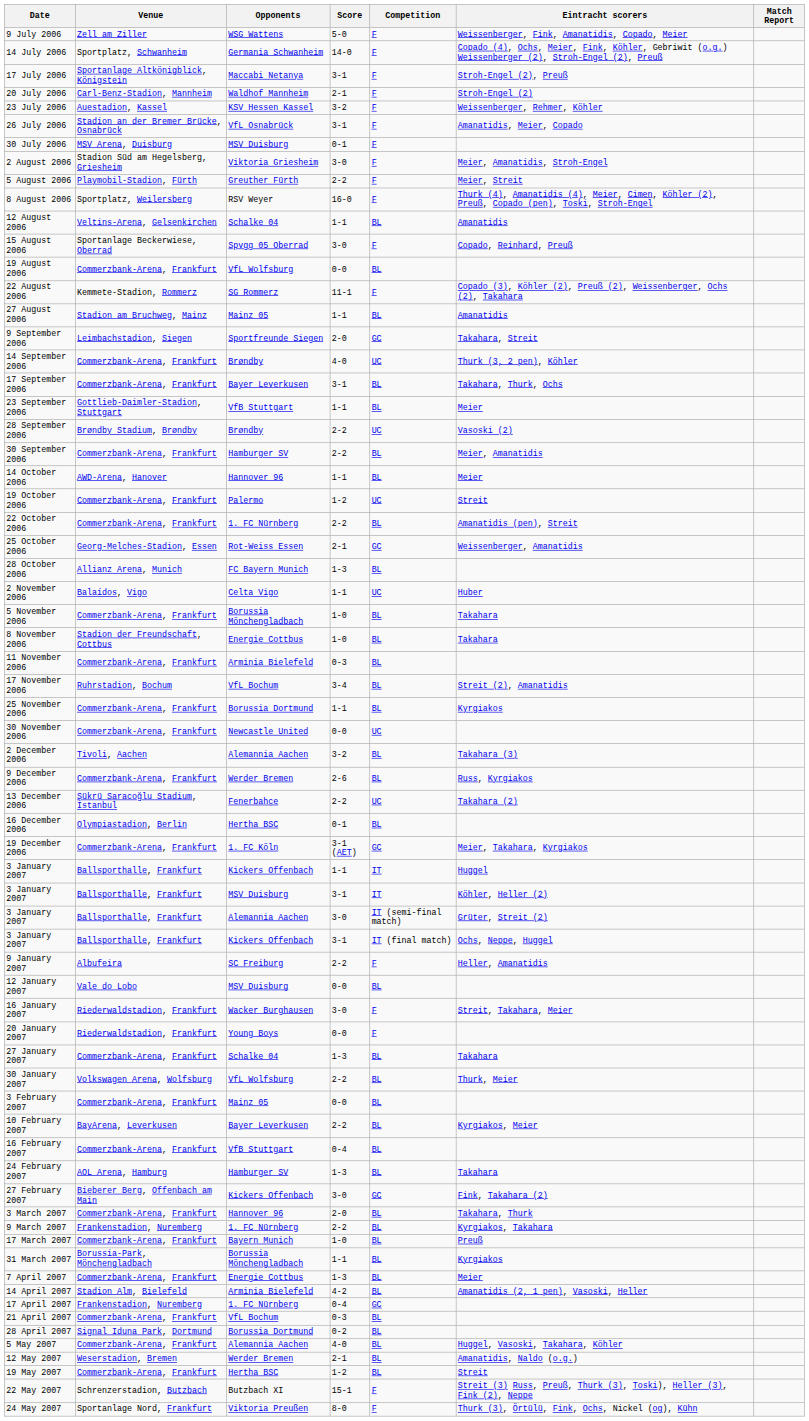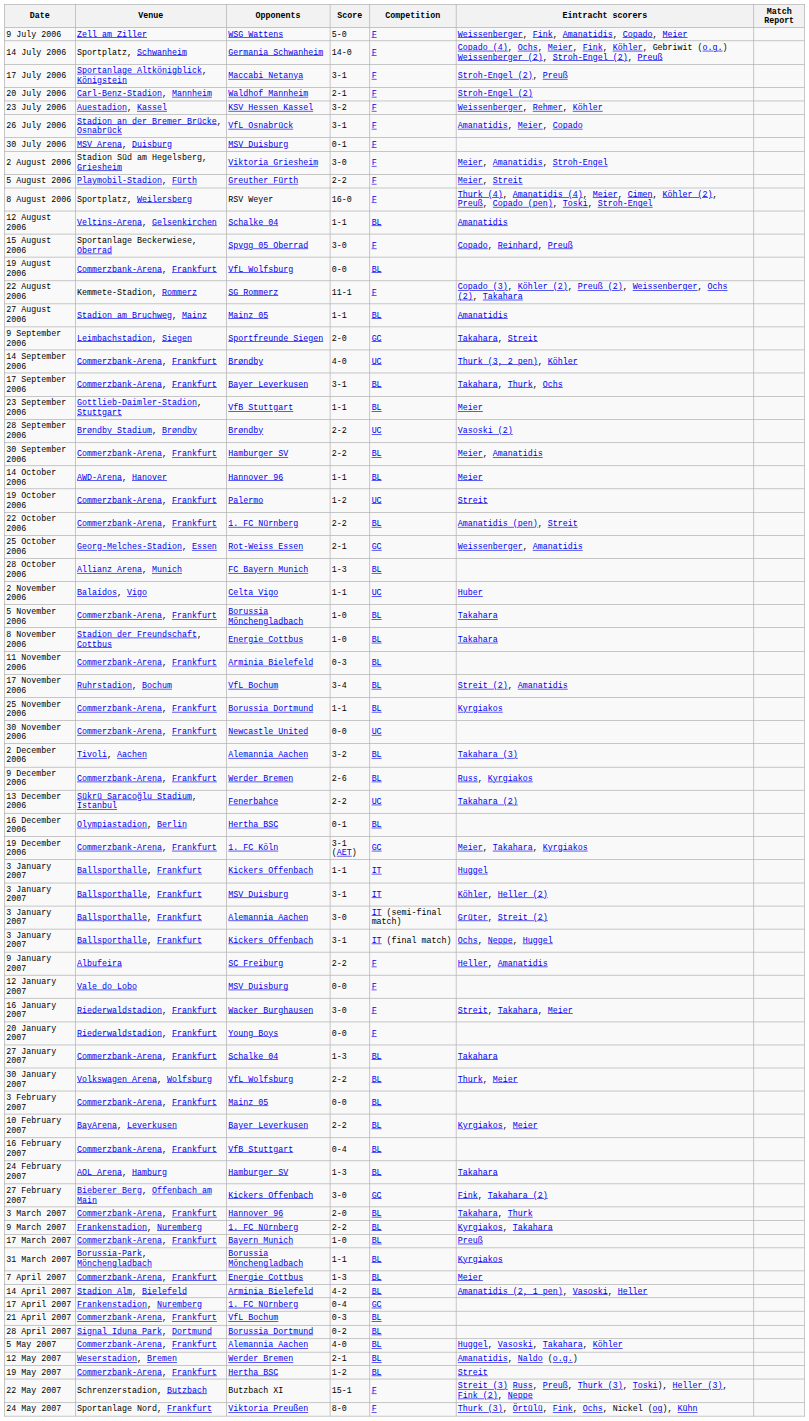(377, 987) BL -> (374, 987) F
